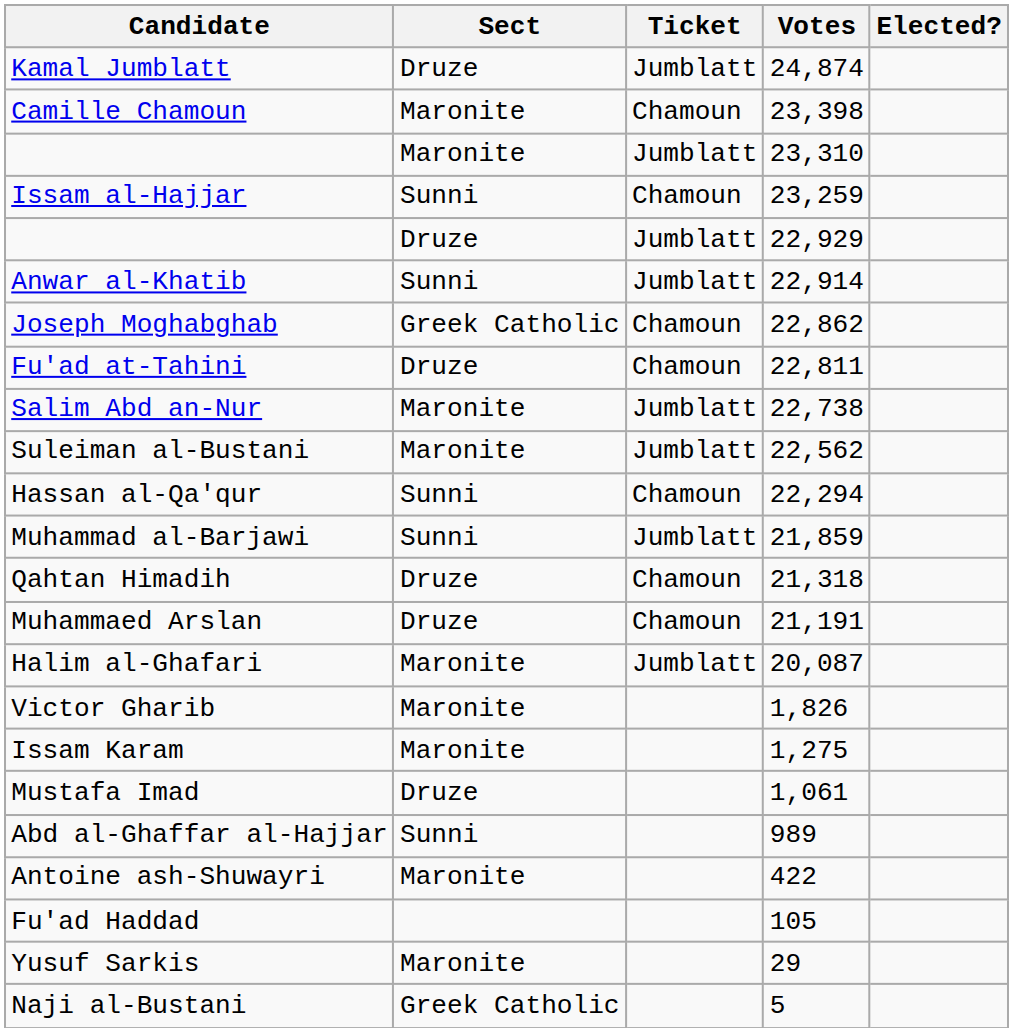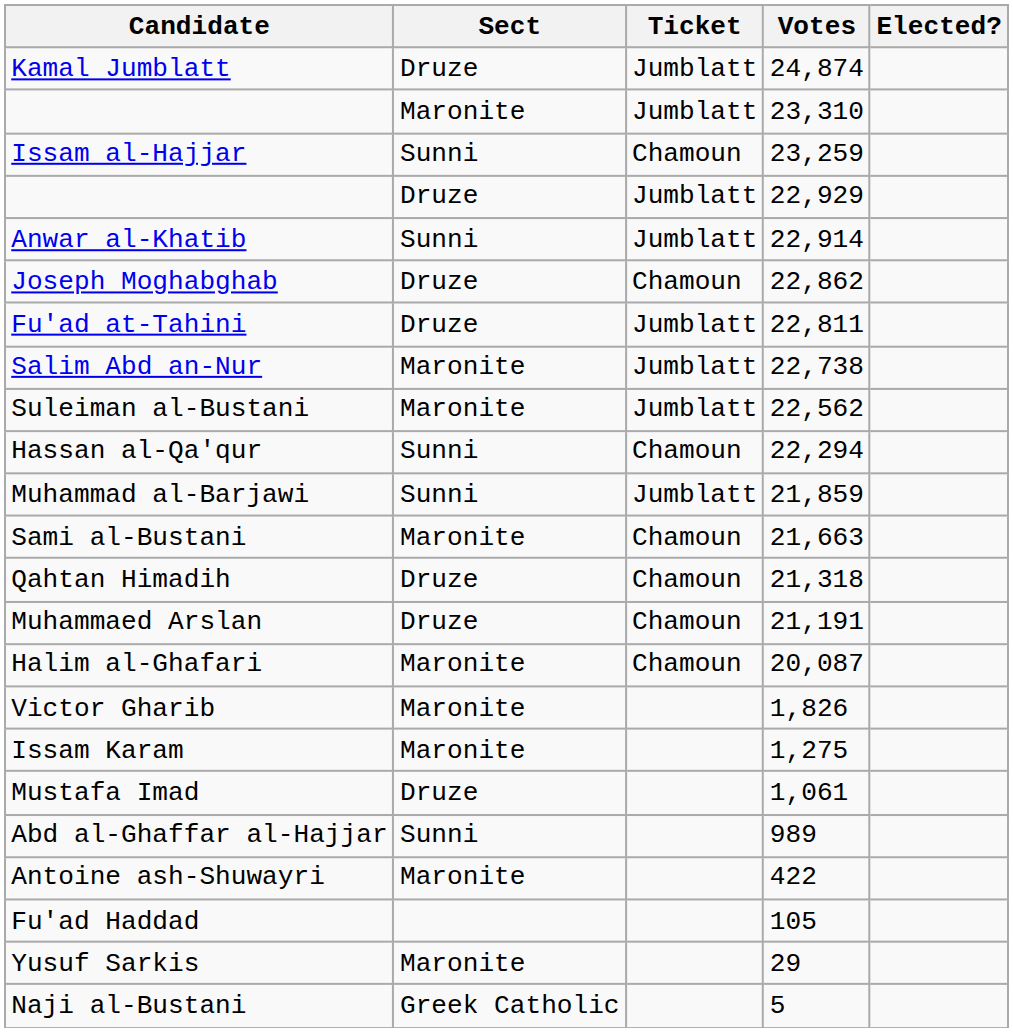- row: (129, 111)
(510, 324) Greek Catholic -> (439, 282) Druze
(687, 367) Chamoun -> (695, 324) Jumblatt
+ row: (129, 537)
(695, 665) Jumblatt -> (687, 665) Chamoun
